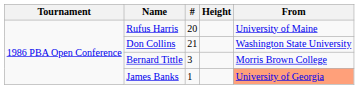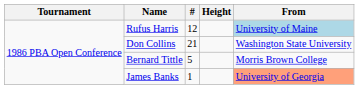(192, 28) 20 -> (192, 28) 12
(277, 28) no background -> (277, 28) lightblue background
(190, 60) 3 -> (190, 60) 5
